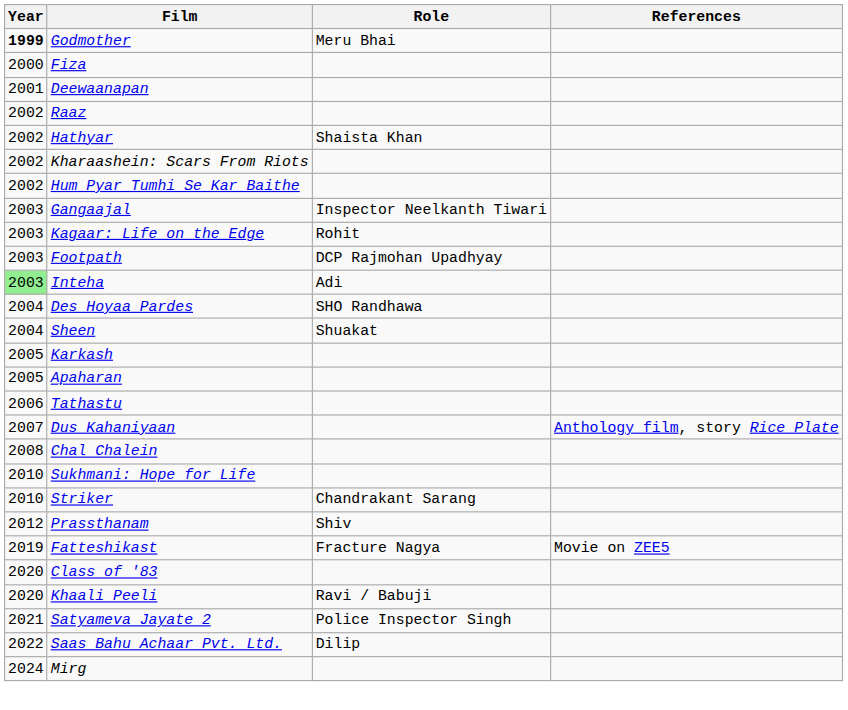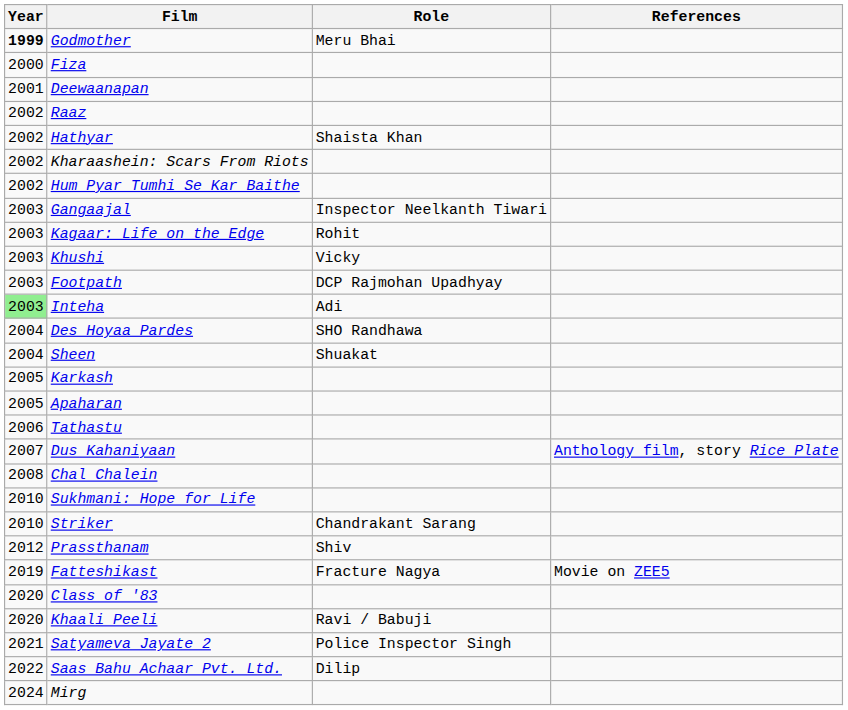+ row: (77, 258)
